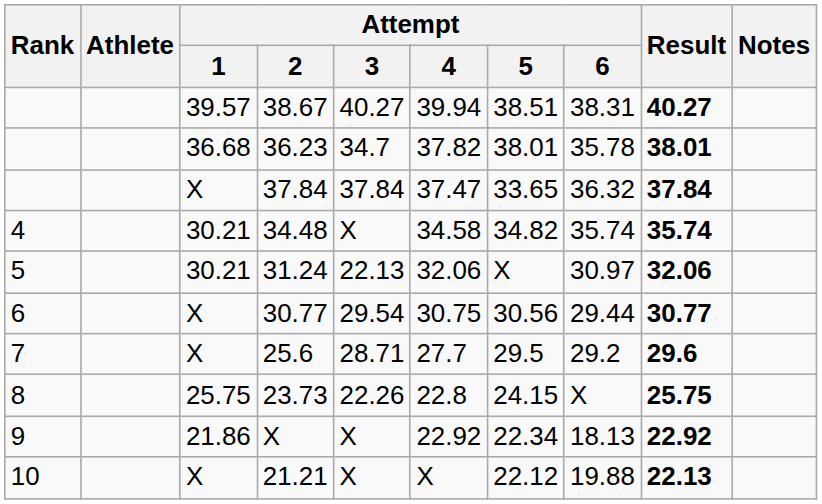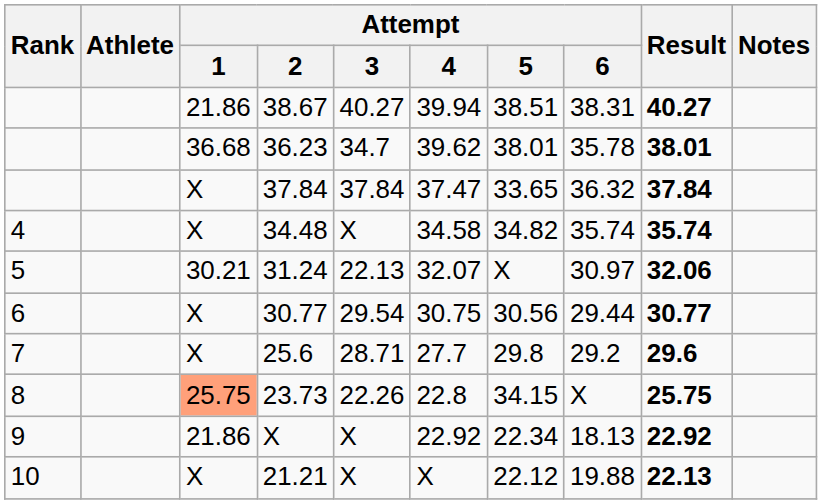(218, 107) 39.57 -> (218, 107) 21.86
(449, 148) 37.82 -> (449, 148) 39.62
(218, 230) 30.21 -> (195, 230) X
(449, 271) 32.06 -> (449, 271) 32.07
(518, 353) 29.5 -> (518, 353) 29.8
(218, 395) no background -> (218, 395) lightsalmon background
(526, 395) 24.15 -> (526, 395) 34.15
